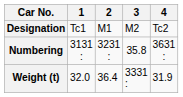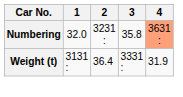- row: (36, 28)
(81, 50) 3131 : -> (77, 34) 32.0
(164, 50) no background -> (159, 34) lightsalmon background
(80, 78) 32.0 -> (77, 62) 3131 :
